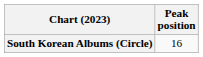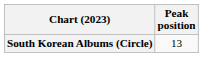(177, 43) 16 -> (177, 43) 13
